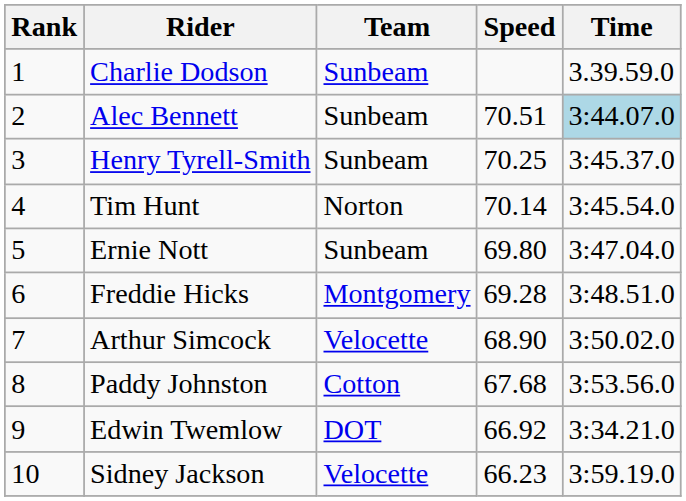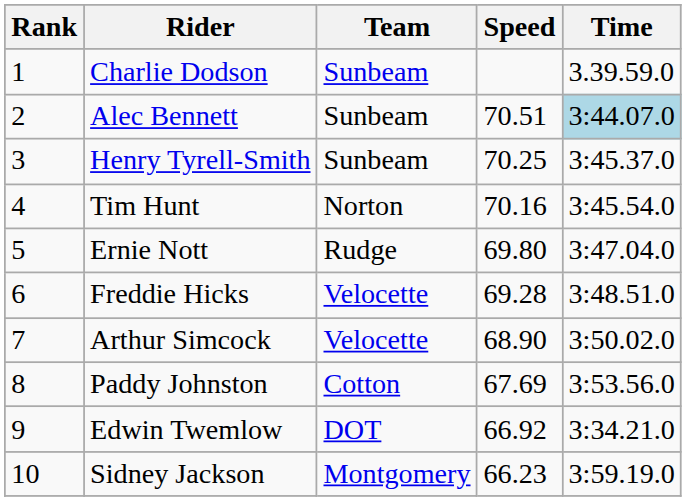(515, 205) 70.14 -> (515, 205) 70.16
(376, 250) Sunbeam -> (360, 250) Rudge
(397, 294) Montgomery -> (376, 294) Velocette
(515, 384) 67.68 -> (515, 384) 67.69
(376, 473) Velocette -> (397, 473) Montgomery
